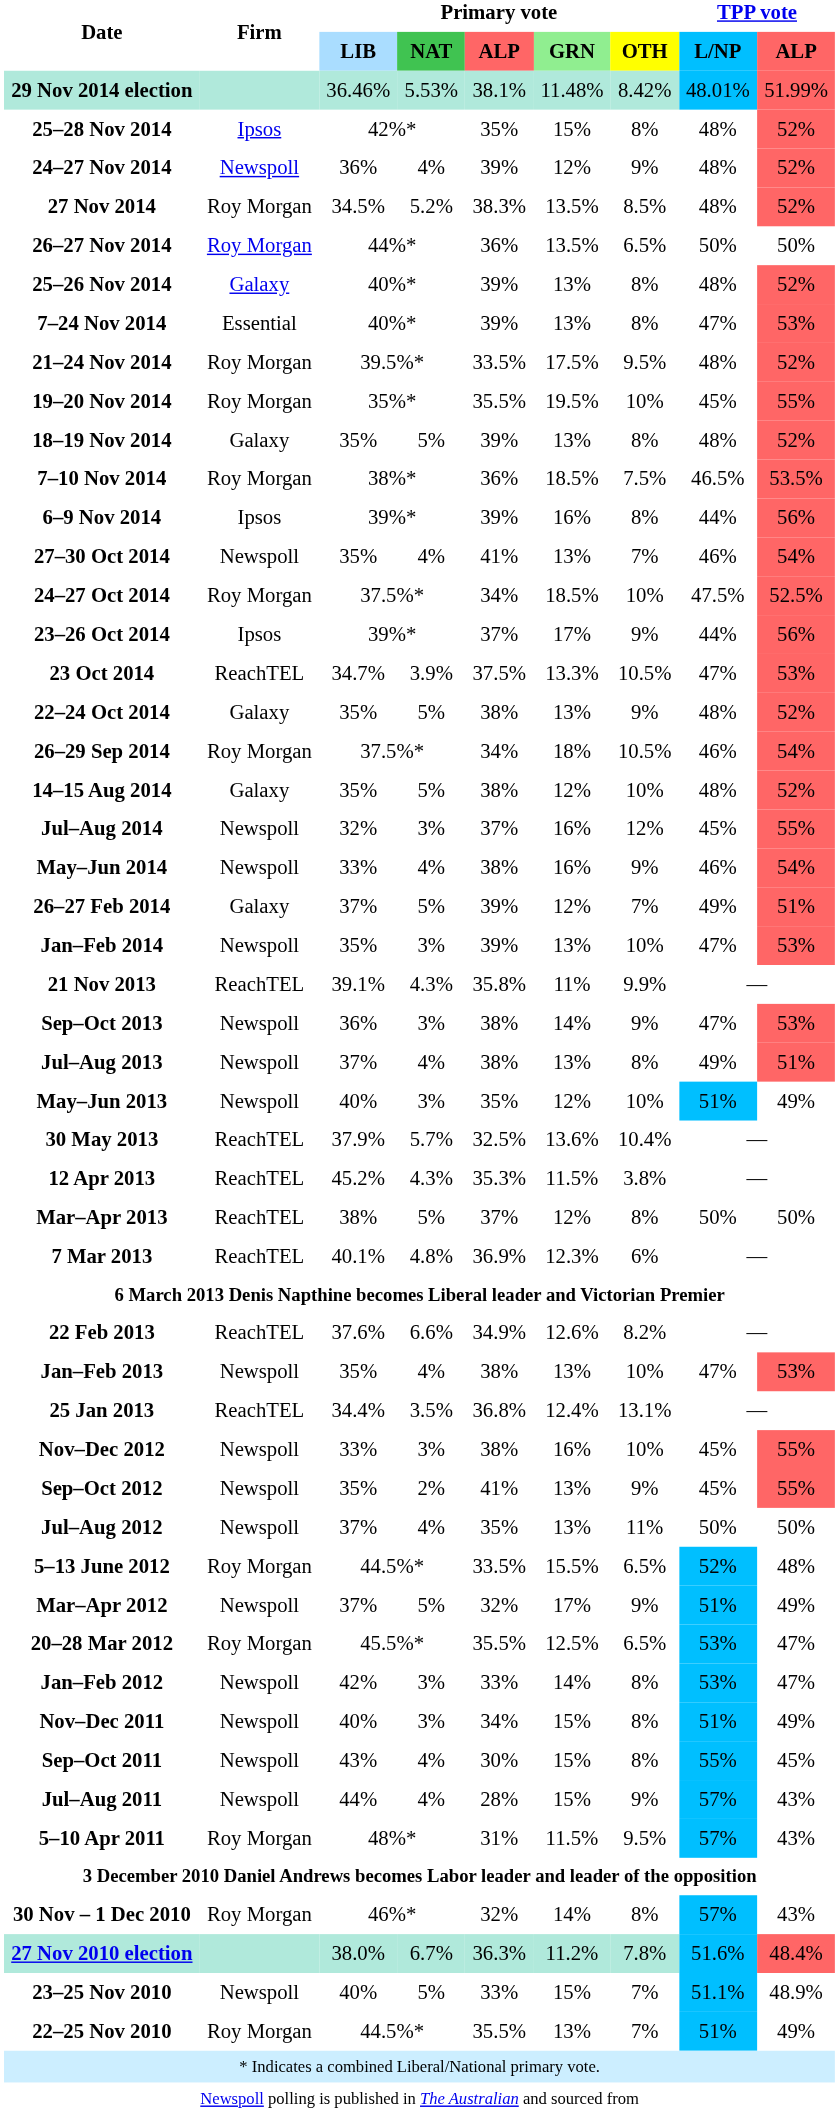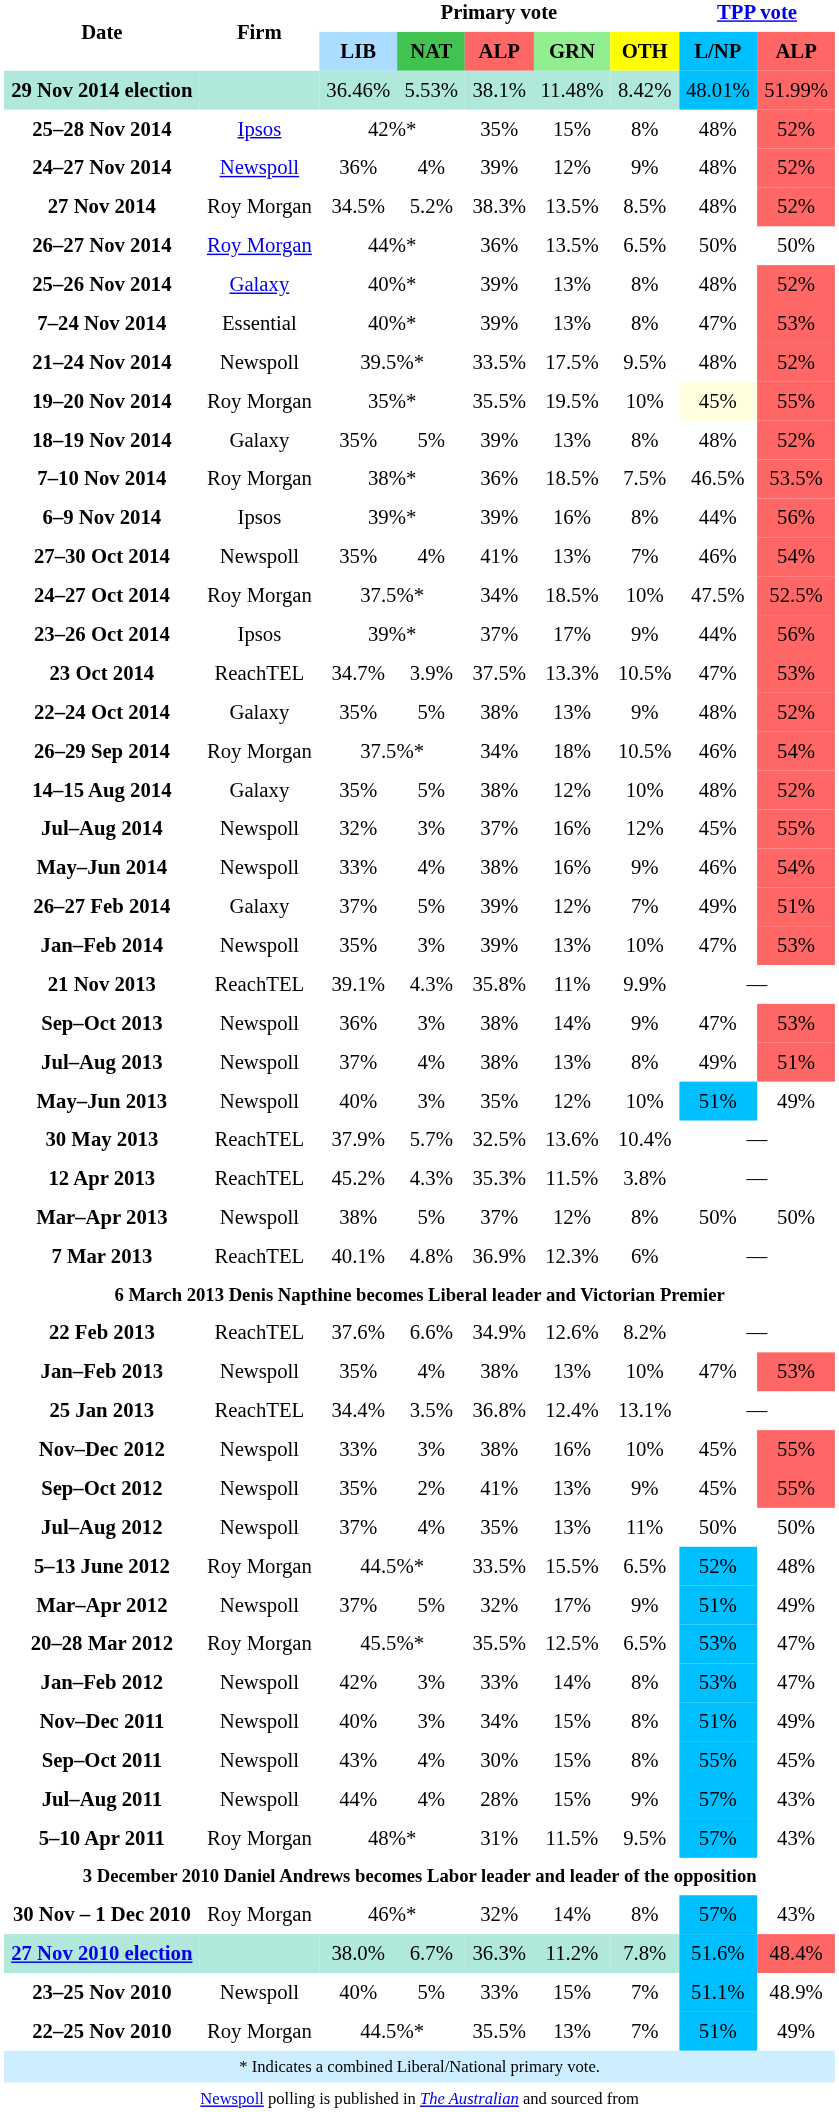(259, 362) Roy Morgan -> (259, 362) Newspoll
(718, 401) no background -> (718, 401) lightyellow background
(259, 1217) ReachTEL -> (259, 1217) Newspoll
